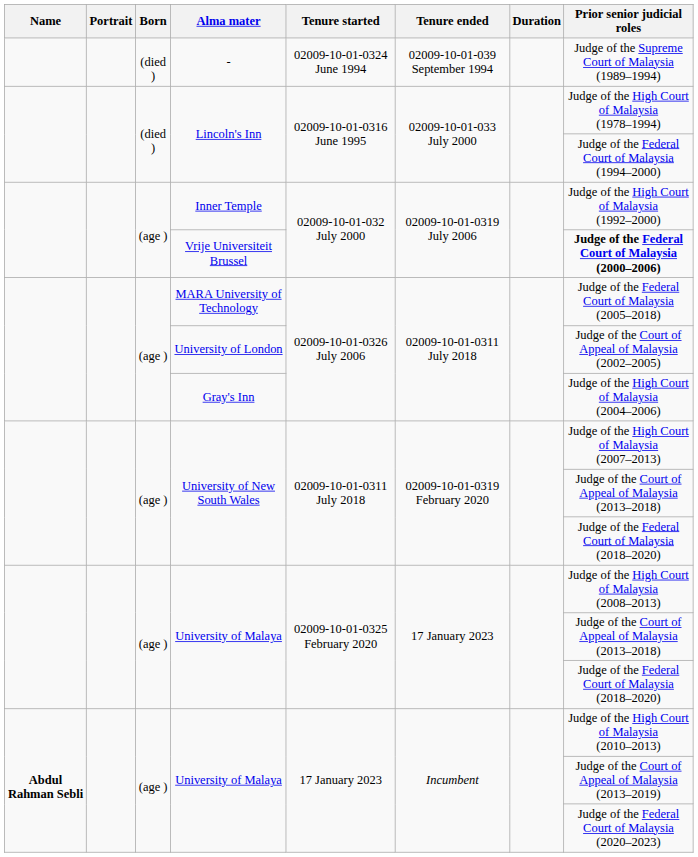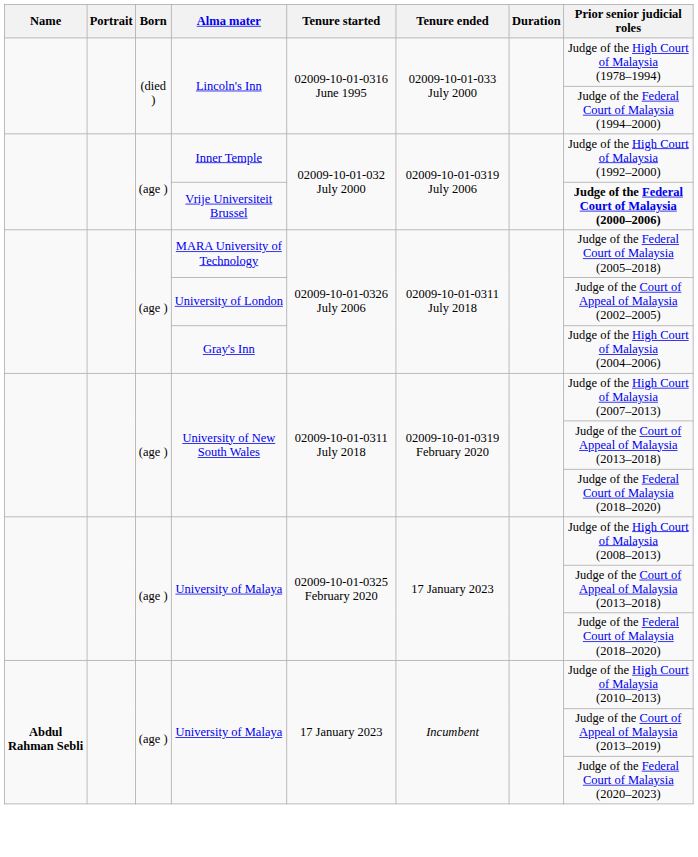- row: (46, 62)
